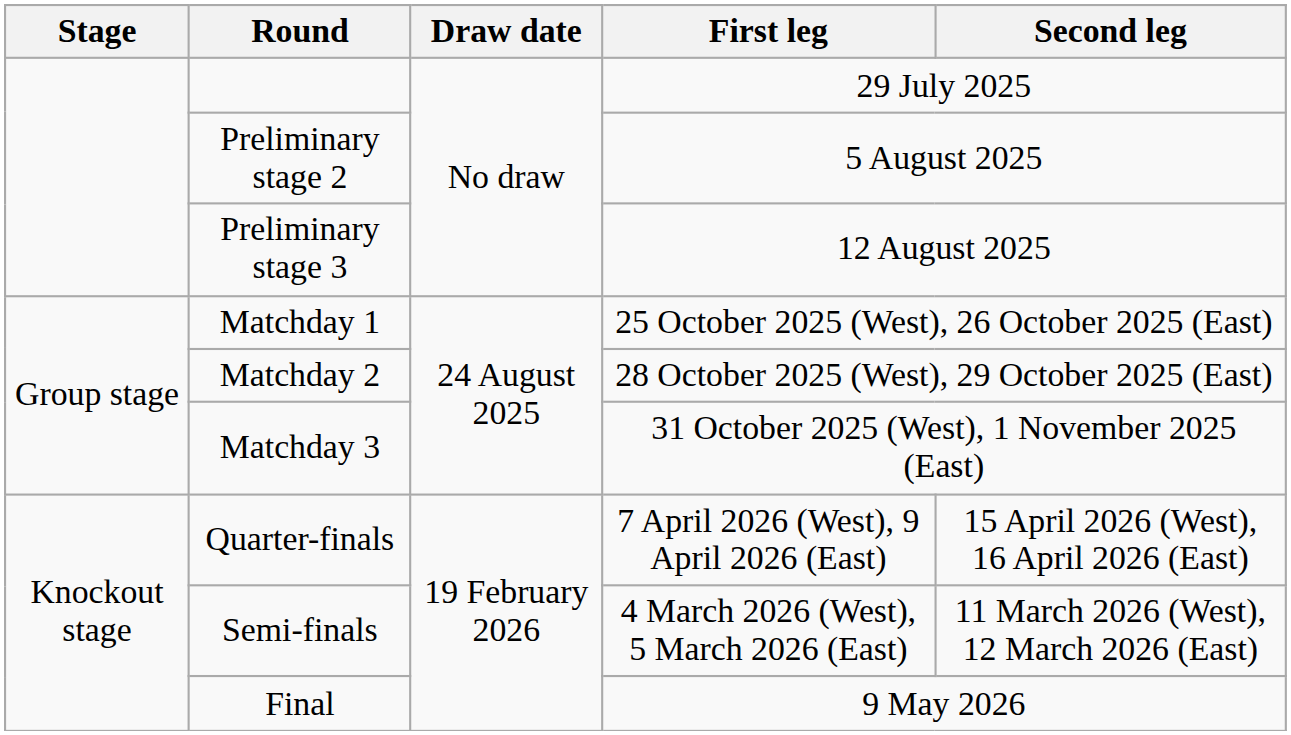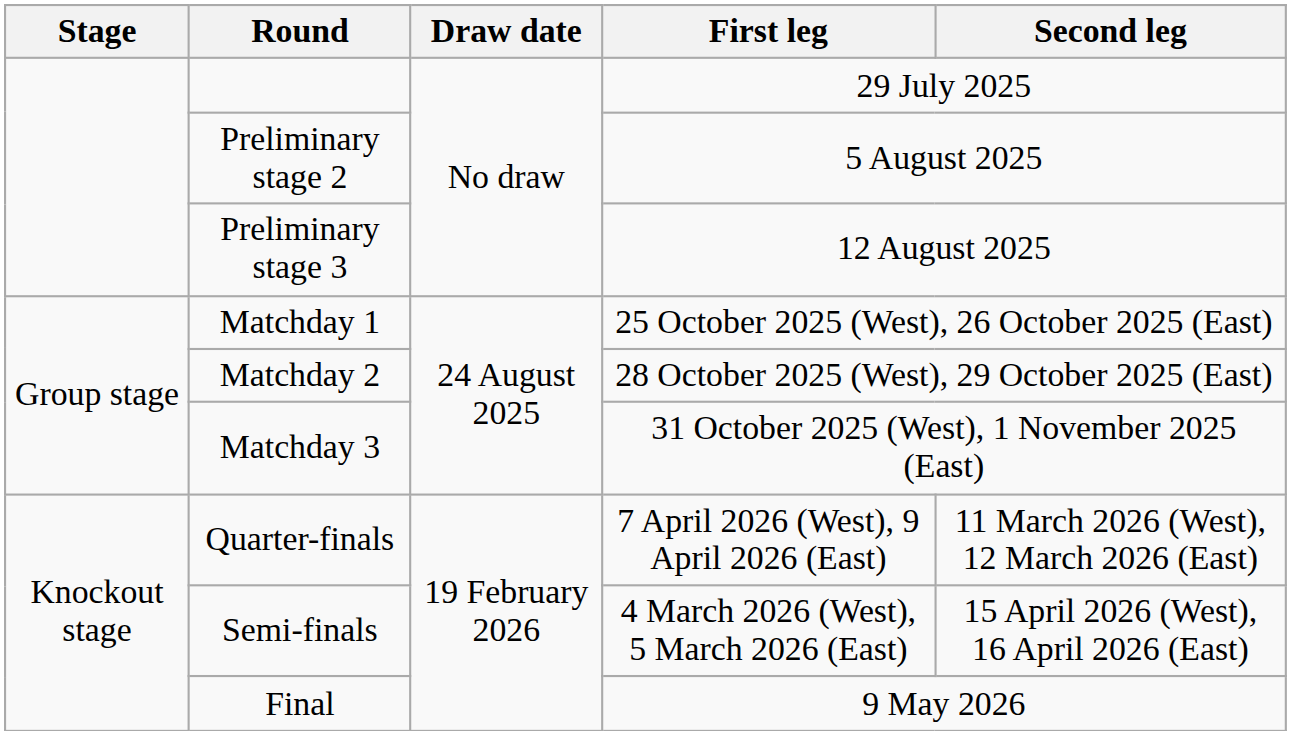(1110, 538) 15 April 2026 (West), 16 April 2026 (East) -> (1110, 538) 11 March 2026 (West), 12 March 2026 (East)
(1110, 630) 11 March 2026 (West), 12 March 2026 (East) -> (1110, 630) 15 April 2026 (West), 16 April 2026 (East)
